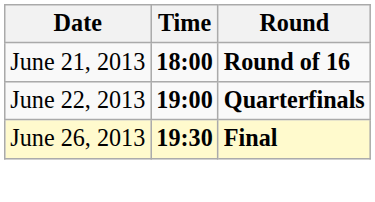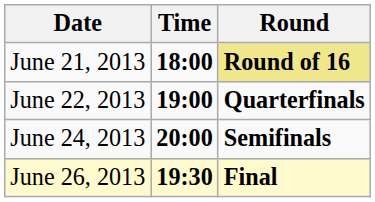(287, 61) no background -> (287, 61) khaki background
+ row: (78, 138)
